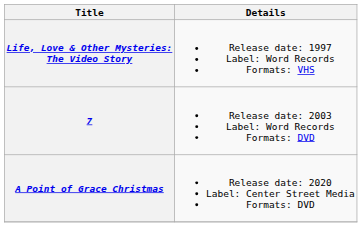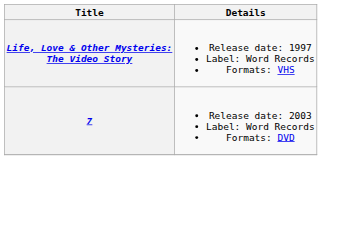- row: (89, 188)
